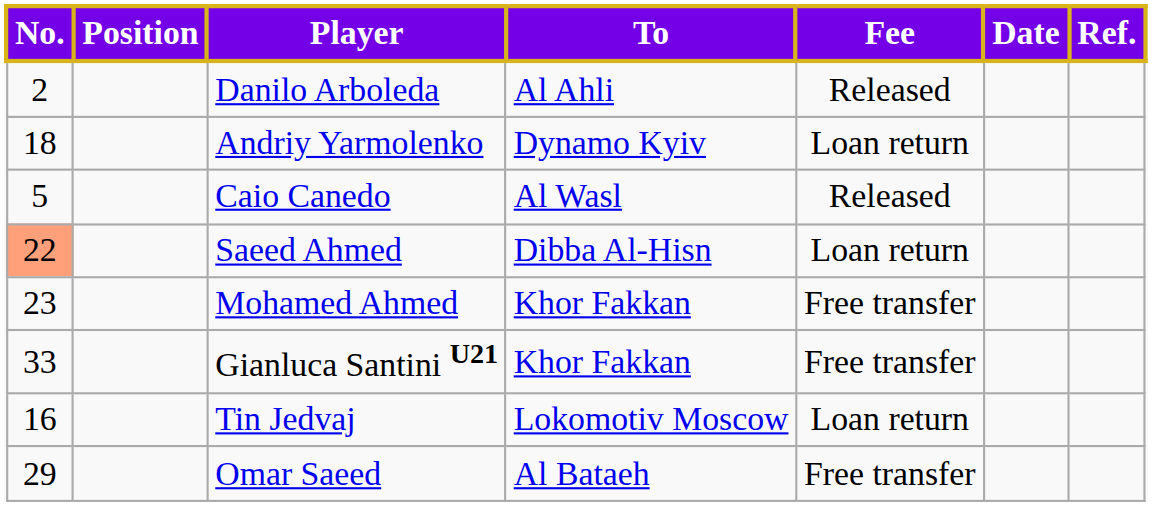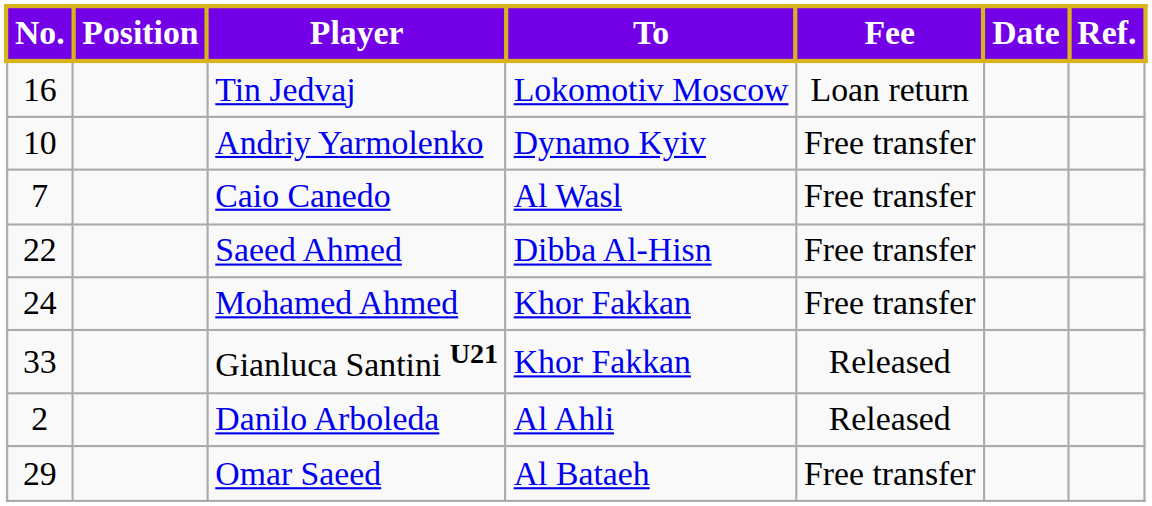rows swapped: (285, 419) <-> (327, 89)
(40, 142) 18 -> (40, 142) 10
(890, 142) Loan return -> (890, 142) Free transfer
(40, 196) 5 -> (40, 196) 7
(890, 196) Released -> (890, 196) Free transfer
(40, 249) lightsalmon background -> (40, 249) no background
(890, 249) Loan return -> (890, 249) Free transfer
(40, 303) 23 -> (40, 303) 24
(890, 361) Free transfer -> (890, 361) Released
